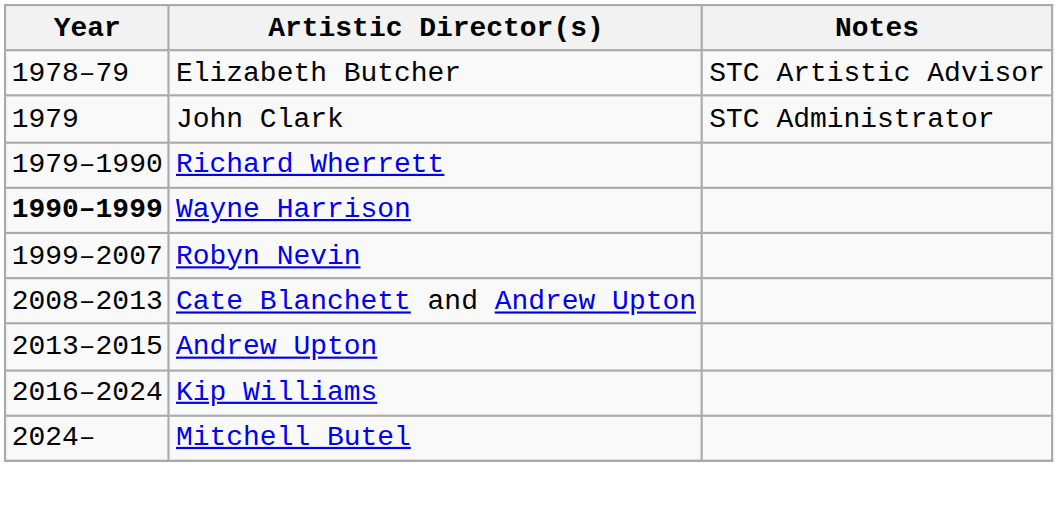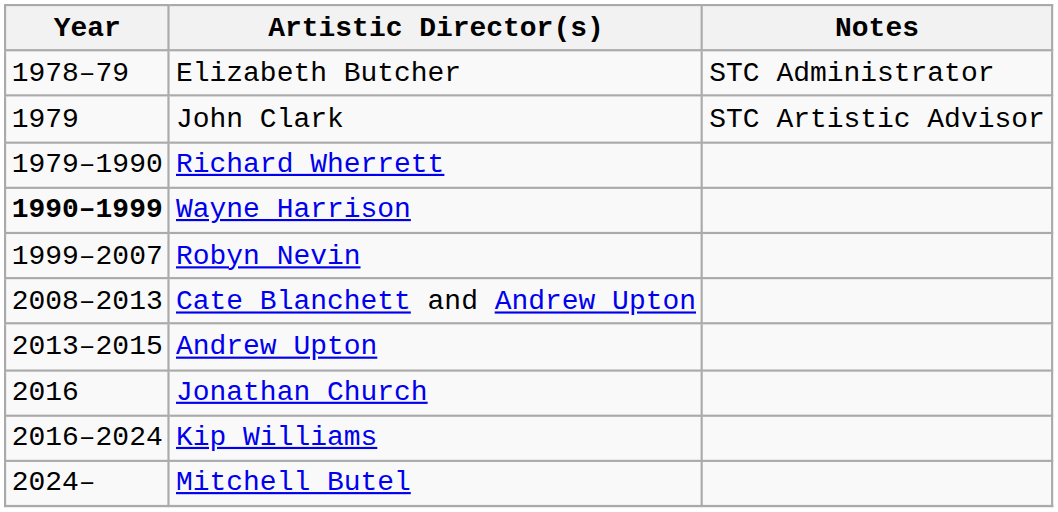(877, 73) STC Artistic Advisor -> (852, 73) STC Administrator
(852, 119) STC Administrator -> (877, 119) STC Artistic Advisor
+ row: (302, 392)
